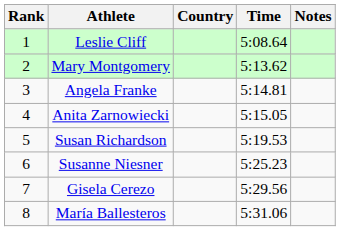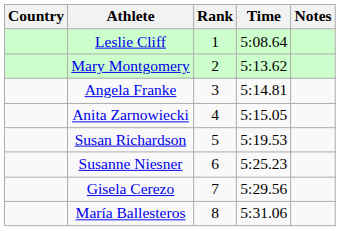columns swapped: (26, 16) <-> (205, 16)
